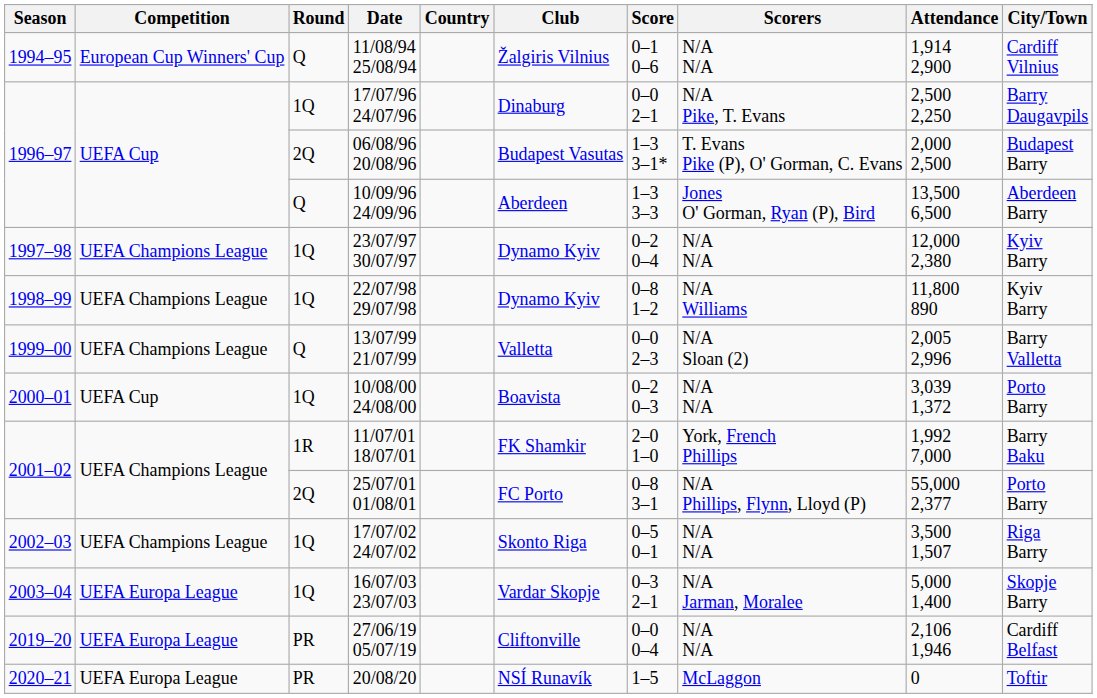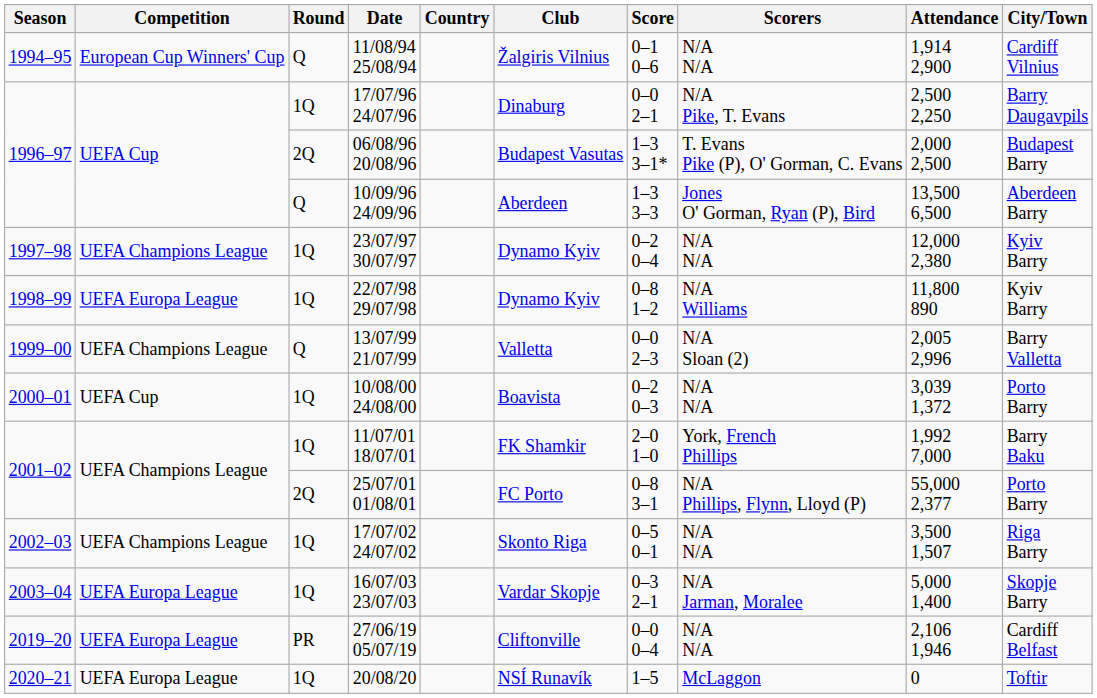(174, 300) UEFA Champions League -> (159, 300) UEFA Europa League
(303, 445) 1R -> (304, 445) 1Q
(304, 678) PR -> (304, 678) 1Q
